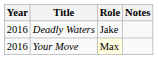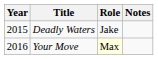(17, 29) 2016 -> (17, 29) 2015
